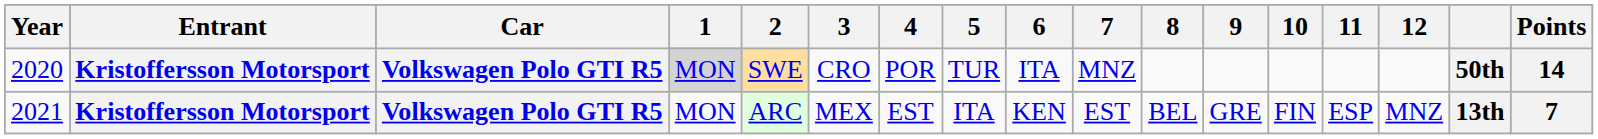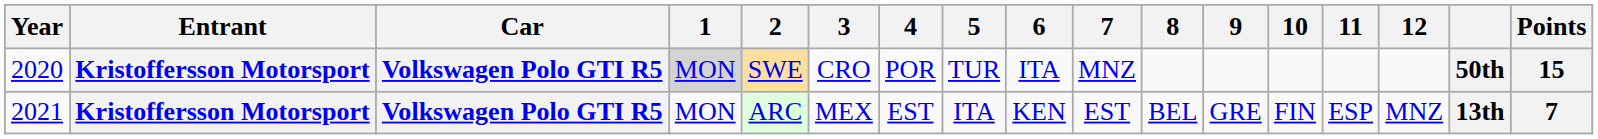(1552, 69) 14 -> (1552, 69) 15
